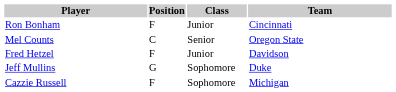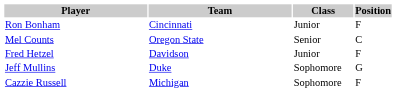columns swapped: (167, 10) <-> (320, 10)
